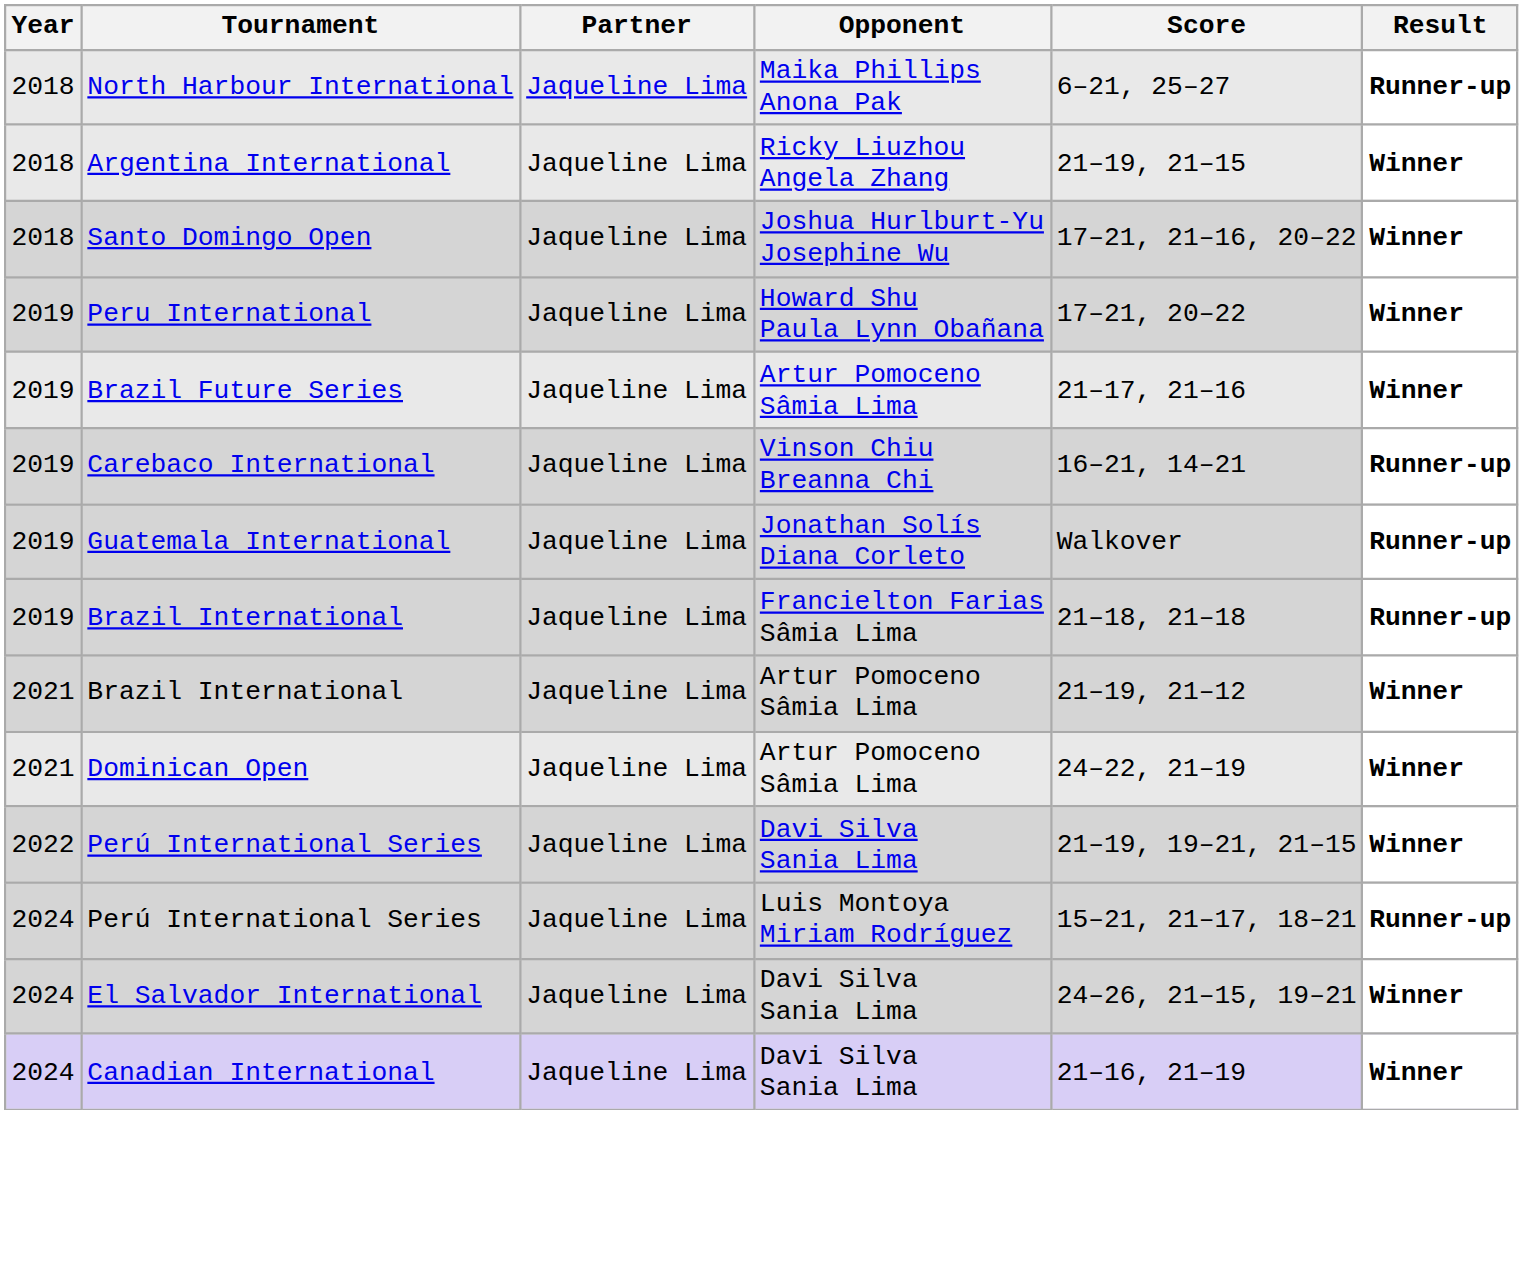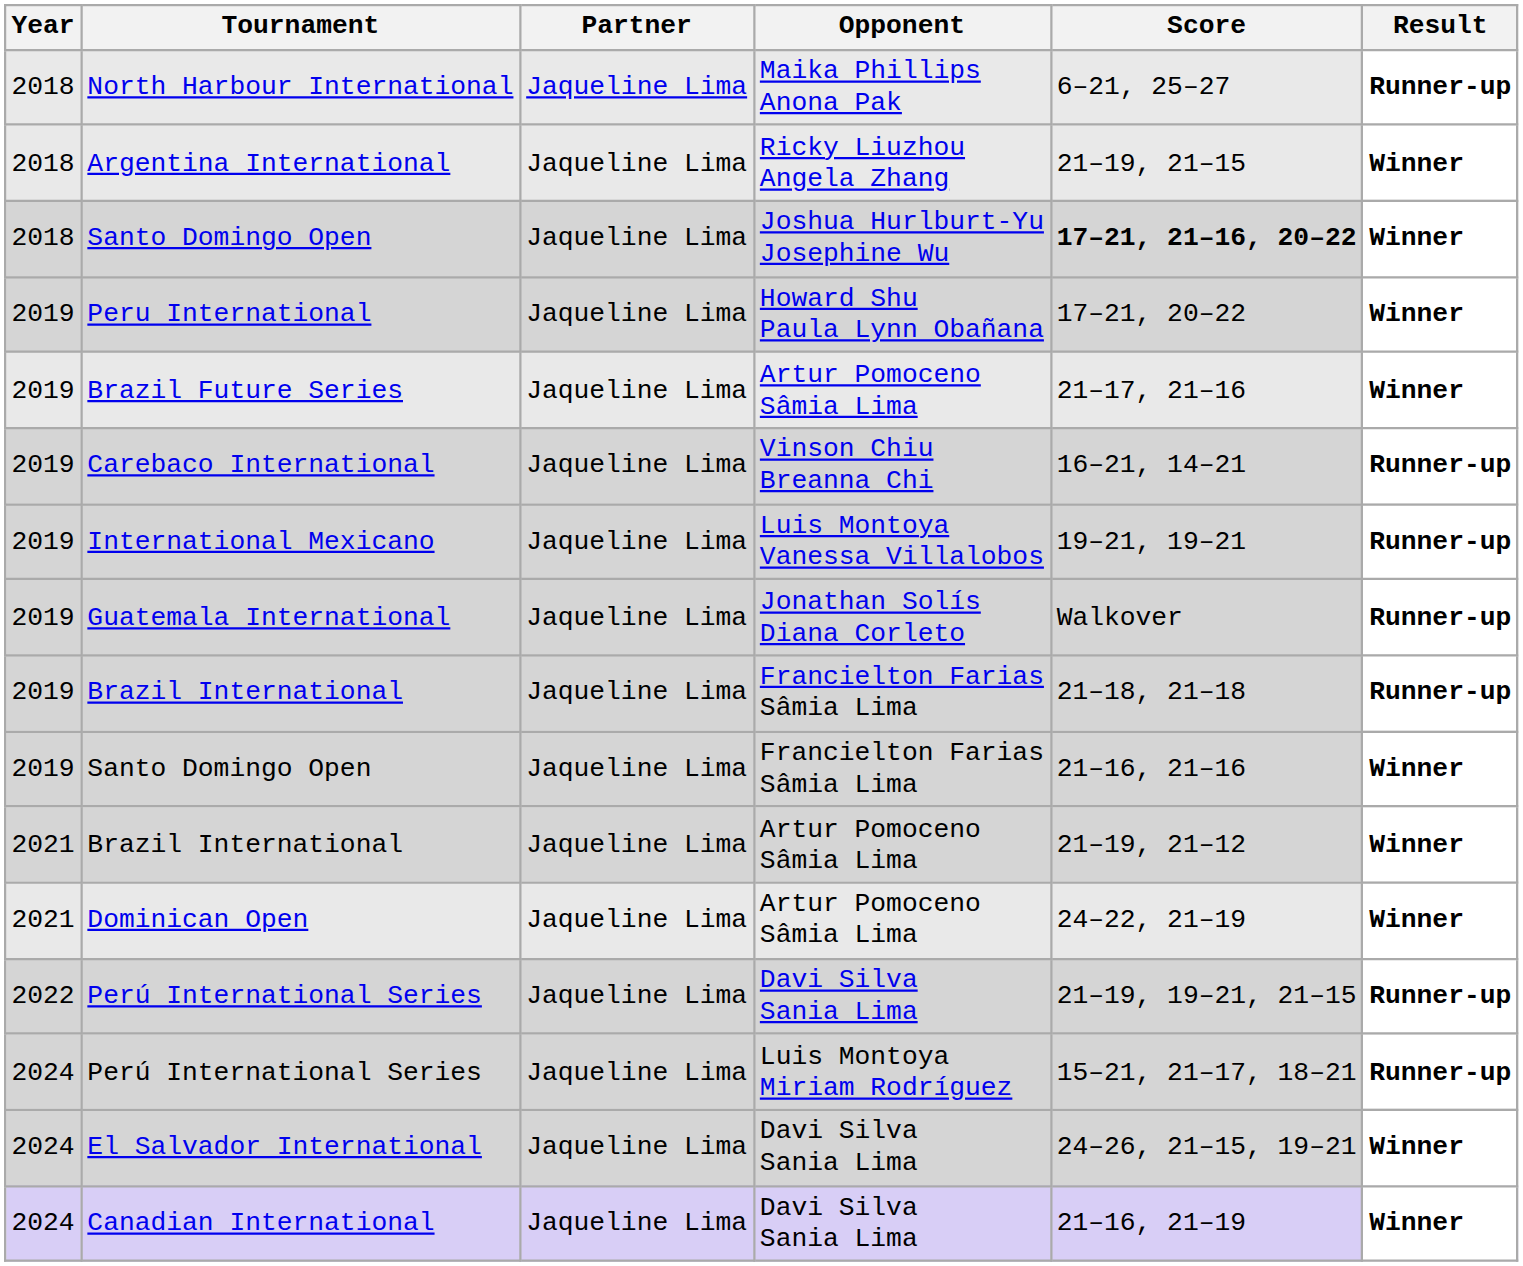(1207, 238) normal -> (1207, 238) bold
+ row: (261, 541)
+ row: (229, 768)
(1417, 844) Winner -> (1440, 996) Runner-up
